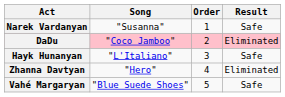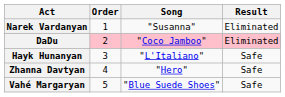columns swapped: (207, 12) <-> (140, 12)
(252, 26) Safe -> (252, 26) Eliminated
(252, 70) Eliminated -> (252, 70) Safe
